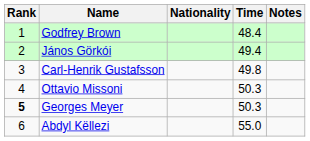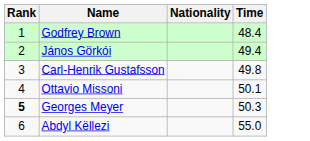- column: (285, 13)
(250, 88) 50.3 -> (250, 88) 50.1
